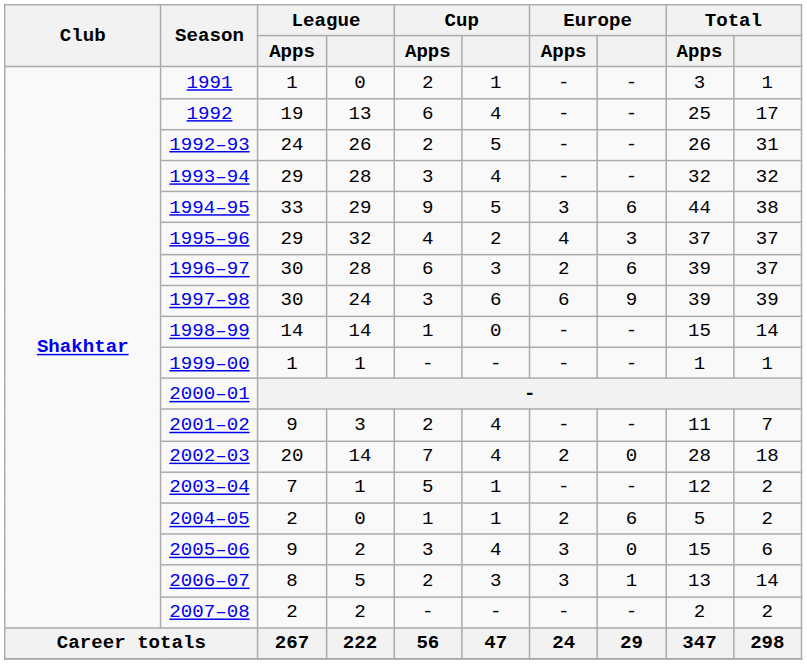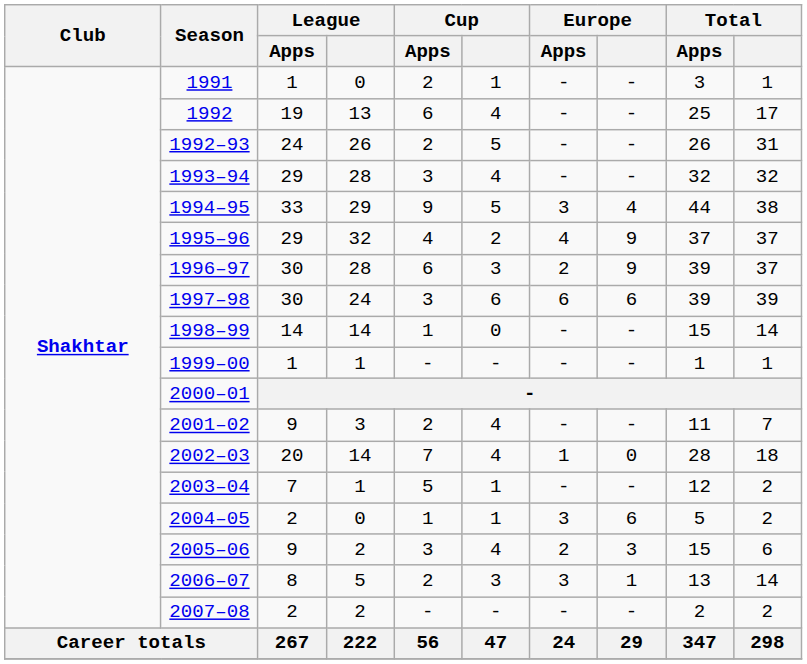(632, 207) 6 -> (632, 207) 4
(632, 238) 3 -> (632, 238) 9
(632, 269) 6 -> (632, 269) 9
(632, 301) 9 -> (632, 301) 6
(564, 456) 2 -> (564, 456) 1
(564, 519) 2 -> (564, 519) 3
(564, 550) 3 -> (564, 550) 2
(632, 550) 0 -> (632, 550) 3
